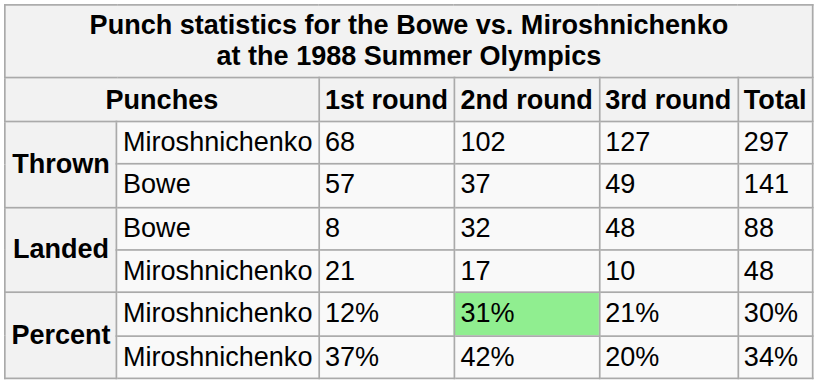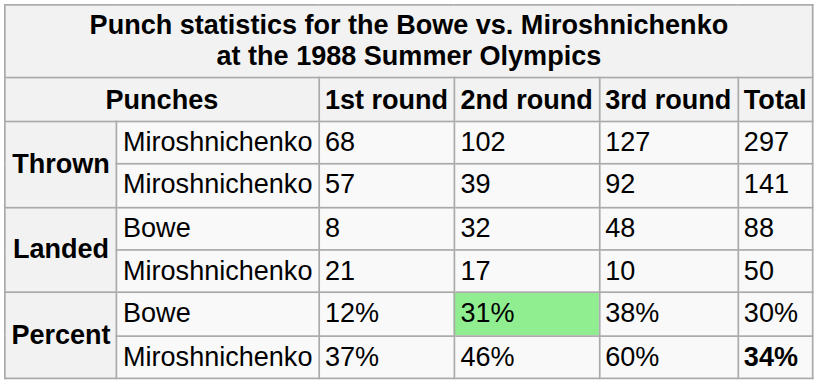(157, 185) Bowe -> (218, 185) Miroshnichenko
(476, 185) 37 -> (476, 185) 39
(620, 185) 49 -> (620, 185) 92
(759, 270) 48 -> (759, 270) 50
(218, 313) Miroshnichenko -> (157, 313) Bowe
(632, 313) 21% -> (632, 313) 38%
(488, 356) 42% -> (488, 356) 46%
(632, 356) 20% -> (632, 356) 60%
(771, 356) normal -> (771, 356) bold
